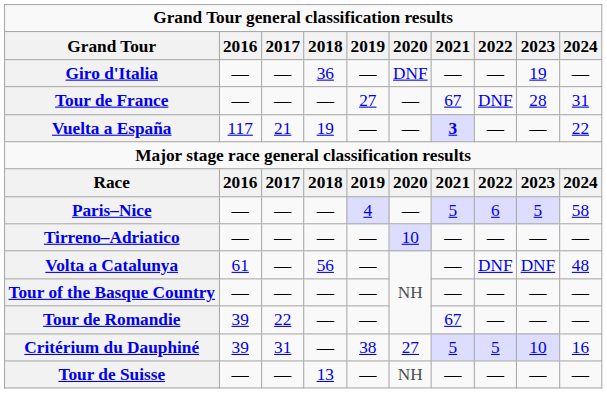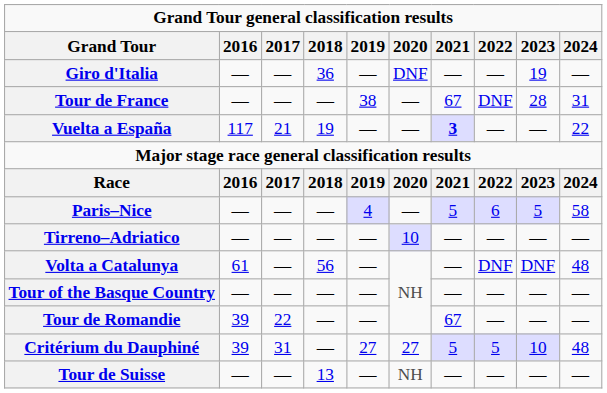(368, 100) 27 -> (368, 100) 38
(368, 347) 38 -> (368, 347) 27
(580, 347) 16 -> (580, 347) 48
